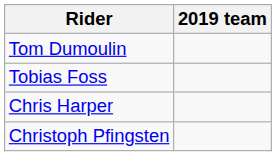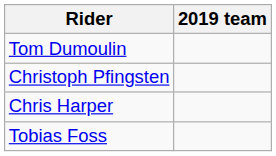rows swapped: (58, 77) <-> (89, 135)
